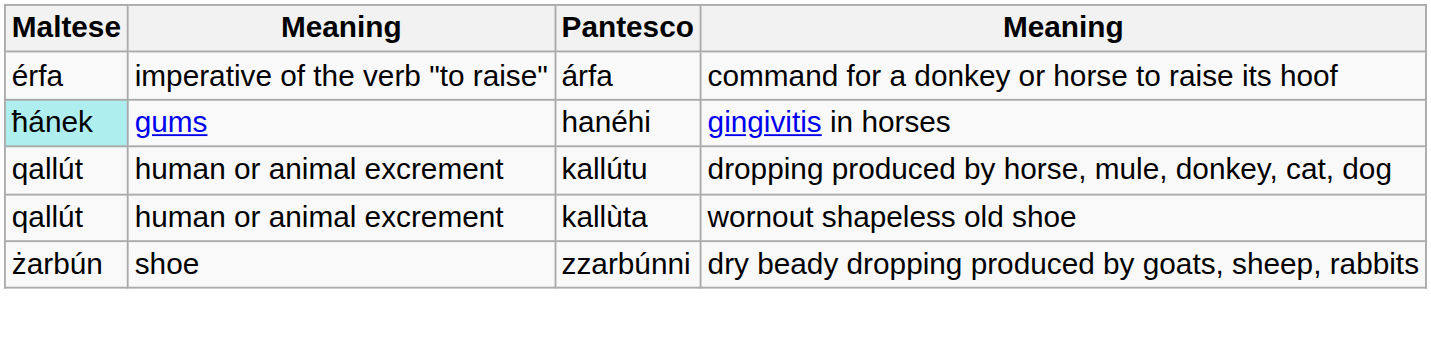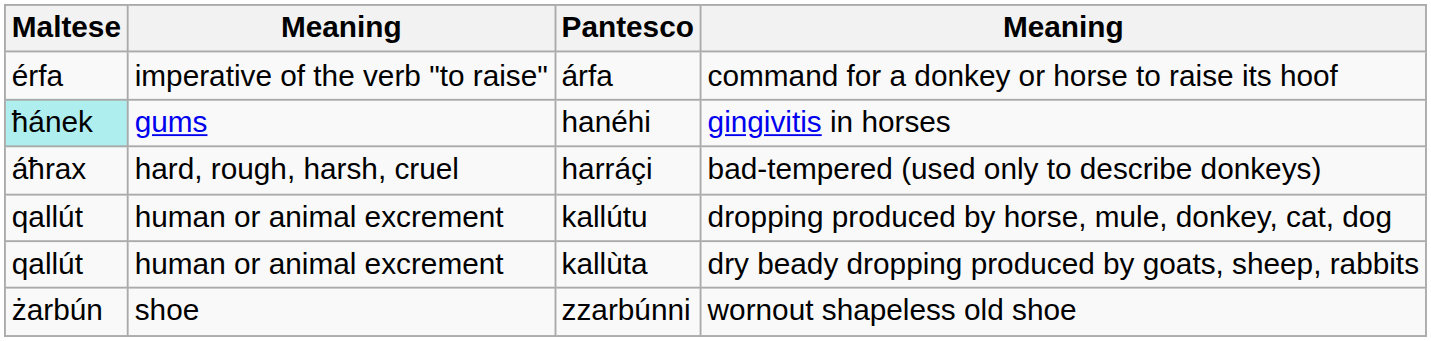+ row: (607, 169)
(892, 216) wornout shapeless old shoe -> (1063, 264) dry beady dropping produced by goats, sheep, rabbits
(1063, 264) dry beady dropping produced by goats, sheep, rabbits -> (892, 311) wornout shapeless old shoe
